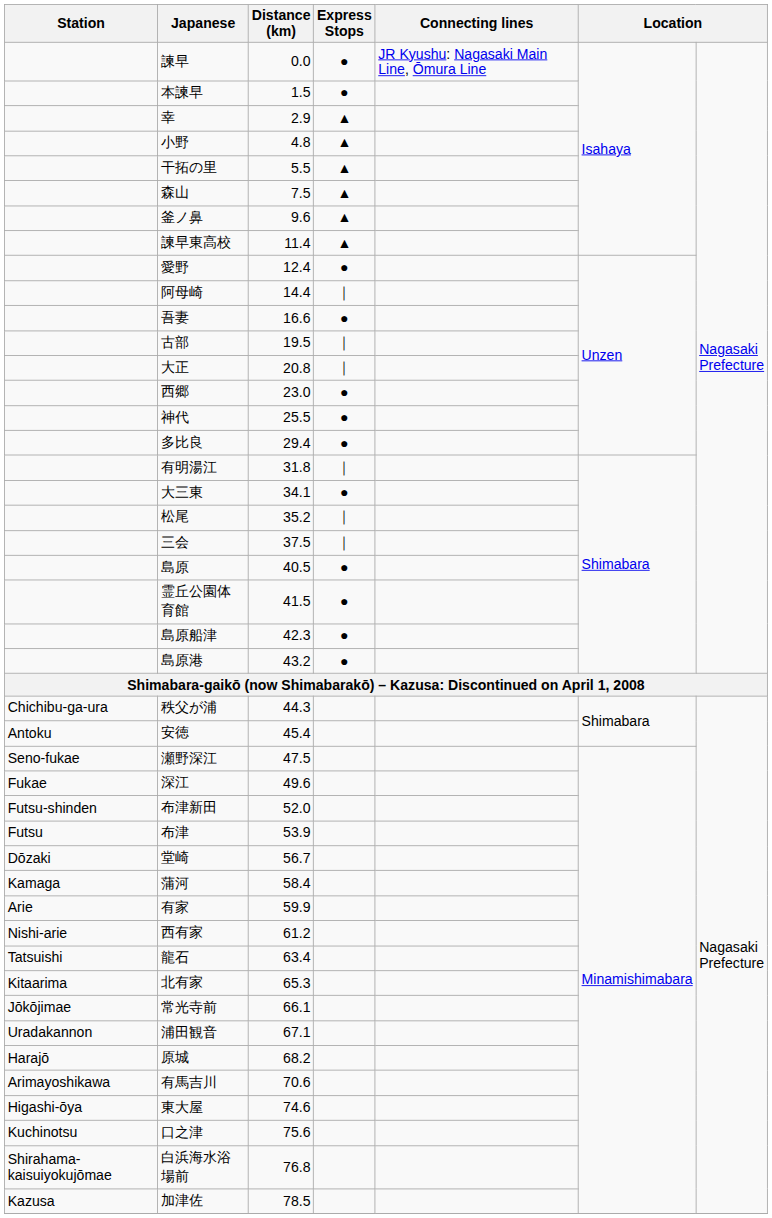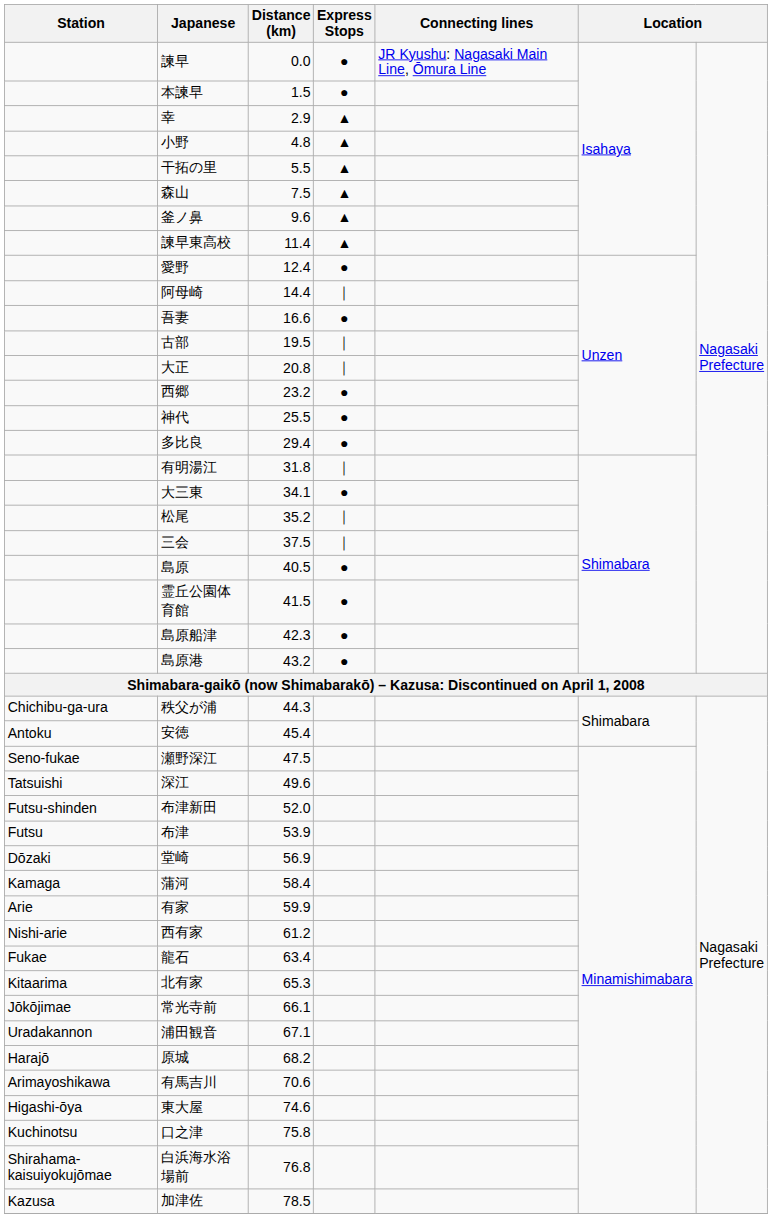(297, 392) 23.0 -> (297, 392) 23.2
(27, 783) Fukae -> (35, 783) Tatsuishi
(297, 858) 56.7 -> (297, 858) 56.9
(35, 958) Tatsuishi -> (27, 958) Fukae
(297, 1132) 75.6 -> (297, 1132) 75.8
